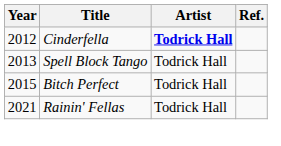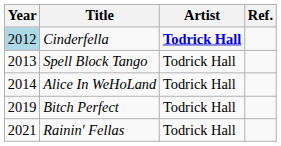(22, 38) no background -> (22, 38) lightblue background
+ row: (100, 84)
(22, 84) 2015 -> (22, 107) 2019
